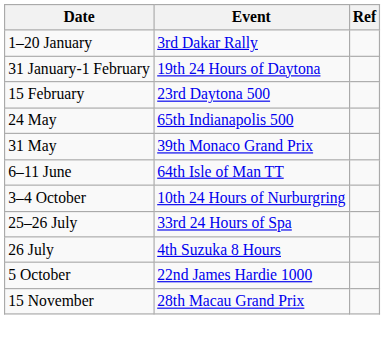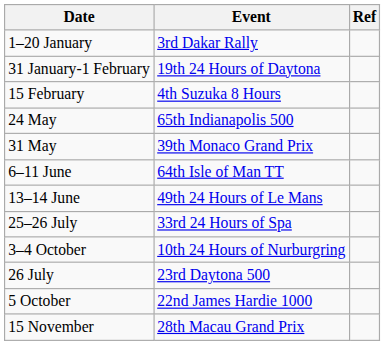(214, 94) 23rd Daytona 500 -> (219, 94) 4th Suzuka 8 Hours
+ row: (44, 197)
rows swapped: (47, 197) <-> (43, 223)
(219, 249) 4th Suzuka 8 Hours -> (214, 275) 23rd Daytona 500
